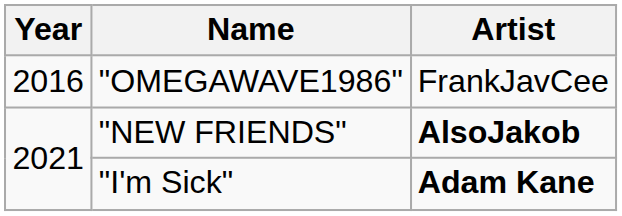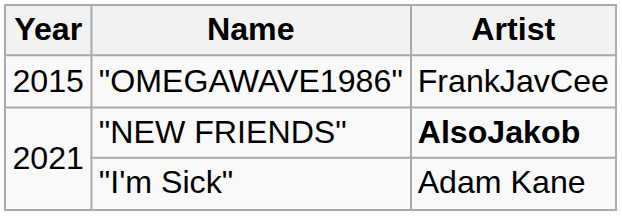(48, 81) 2016 -> (48, 81) 2015
(506, 183) bold -> (502, 183) normal
